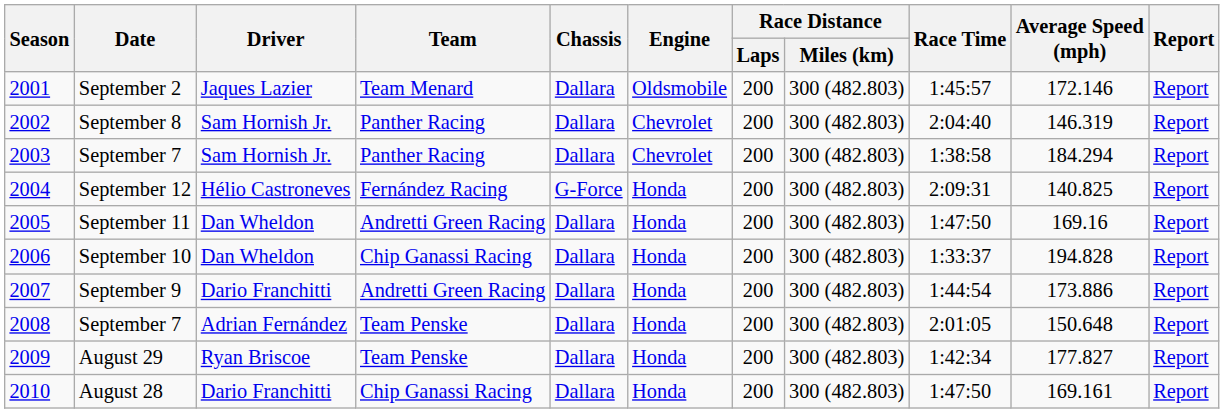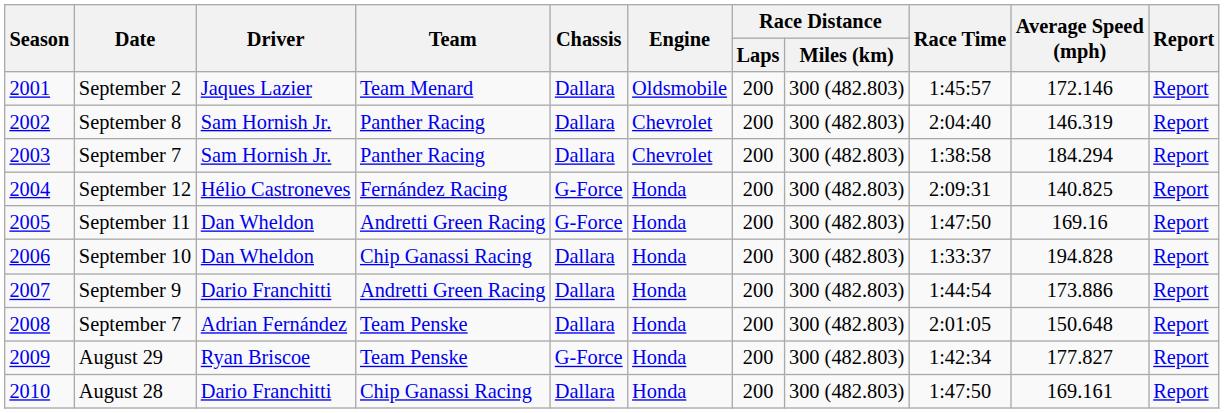(585, 222) Dallara -> (589, 222) G-Force
(585, 357) Dallara -> (589, 357) G-Force
